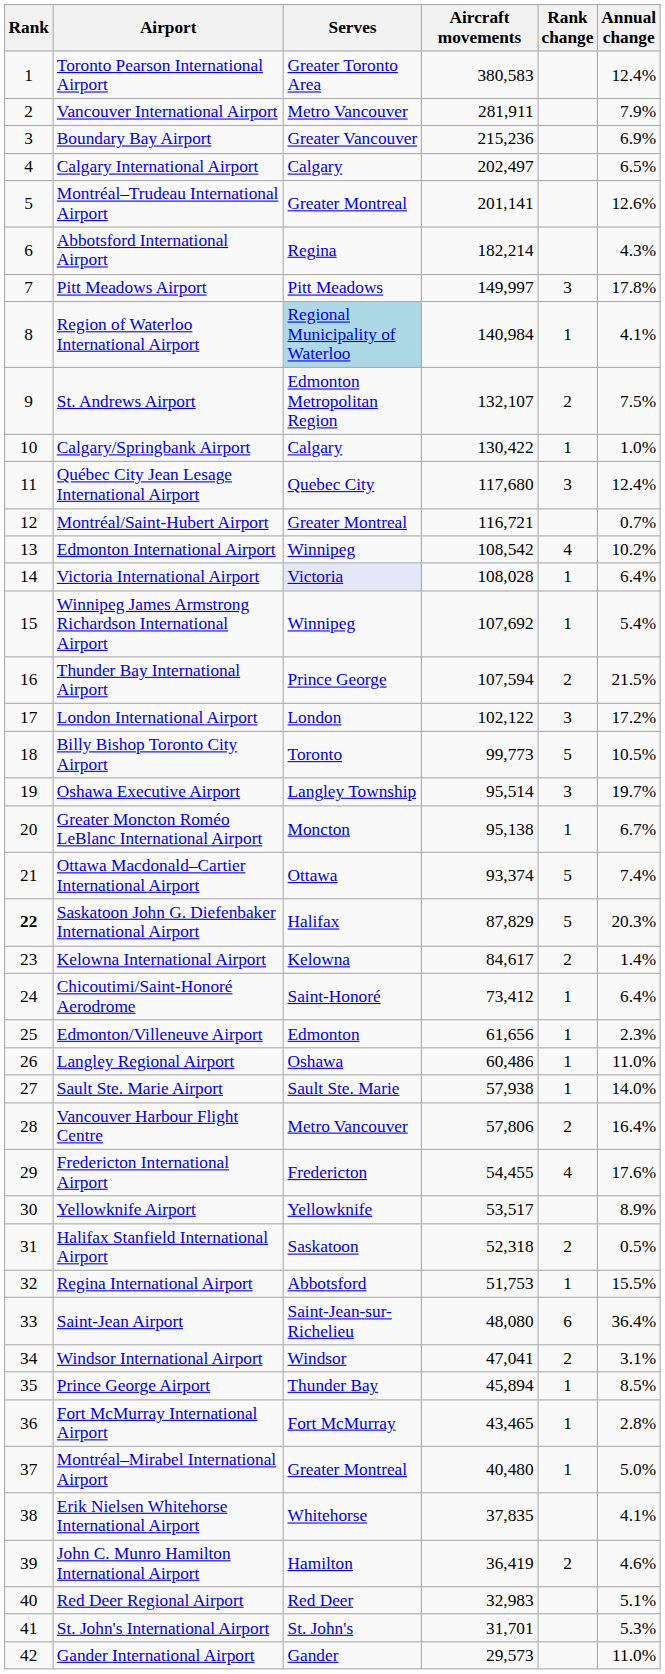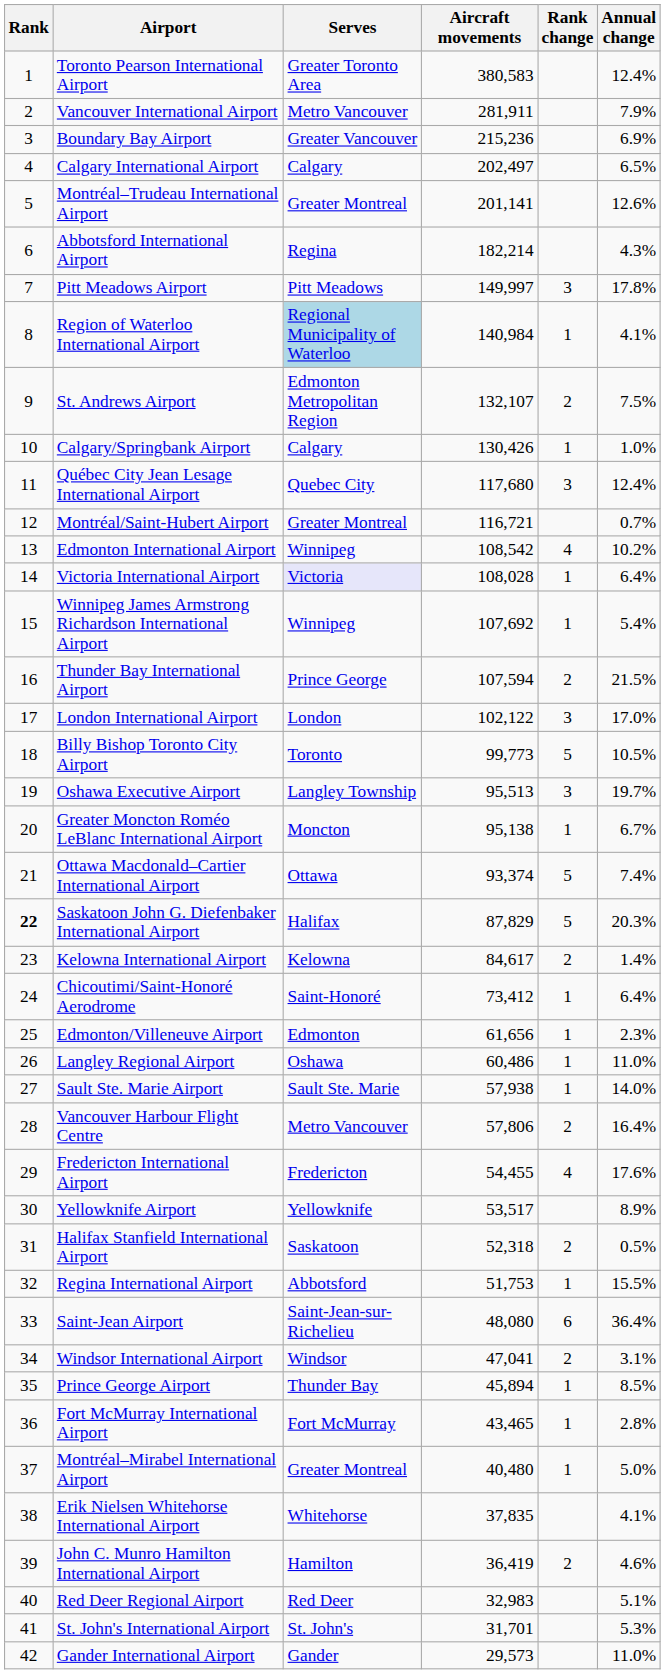(505, 447) 130,422 -> (505, 447) 130,426
(634, 717) 17.2% -> (634, 717) 17.0%
(510, 791) 95,514 -> (510, 791) 95,513
